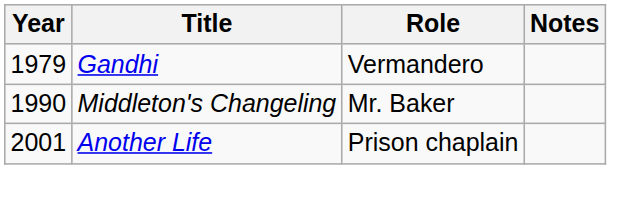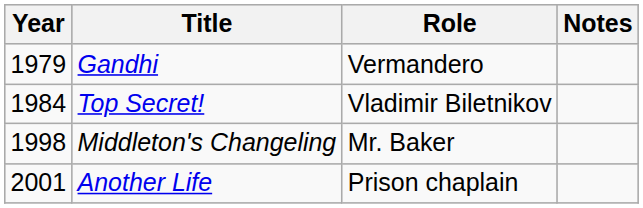+ row: (141, 103)
(38, 103) 1990 -> (38, 143) 1998
